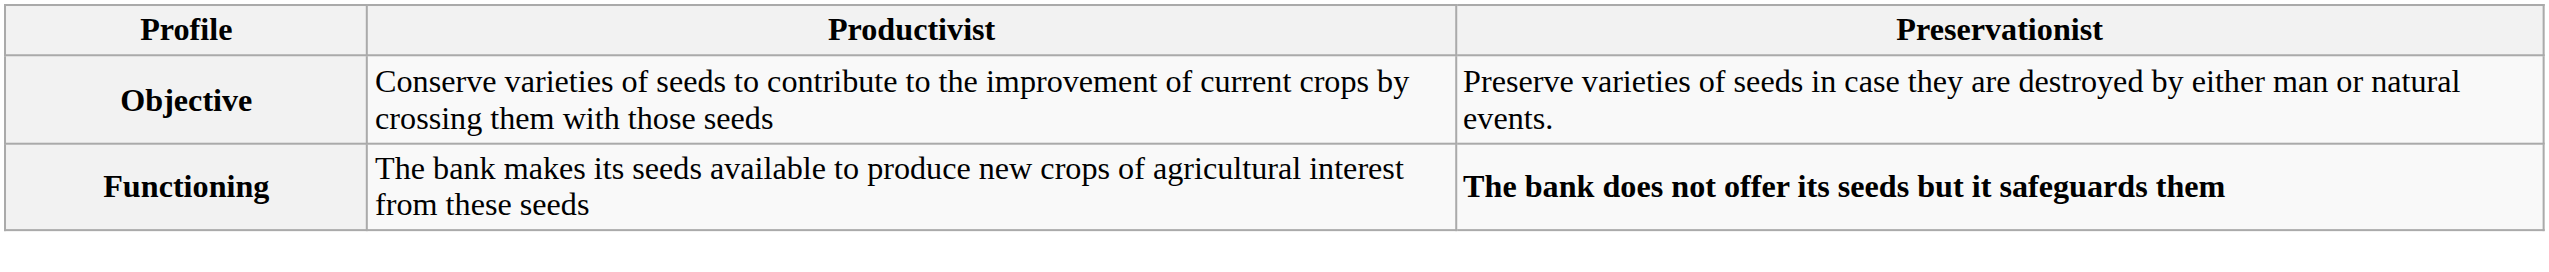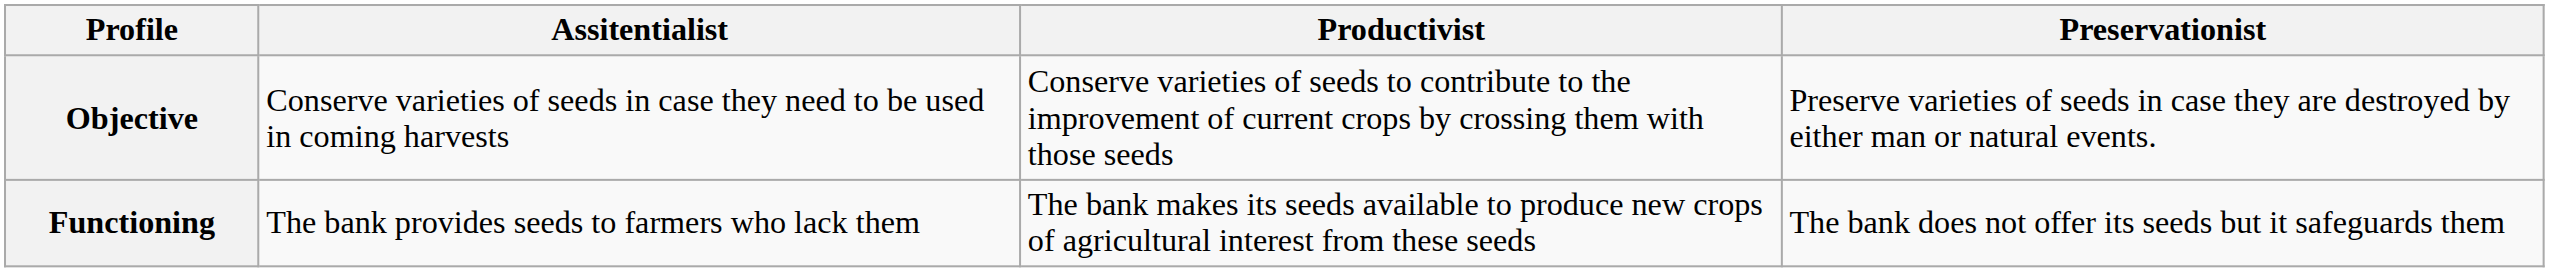+ column: (640, 30)
(1844, 186) bold -> (2147, 222) normal
